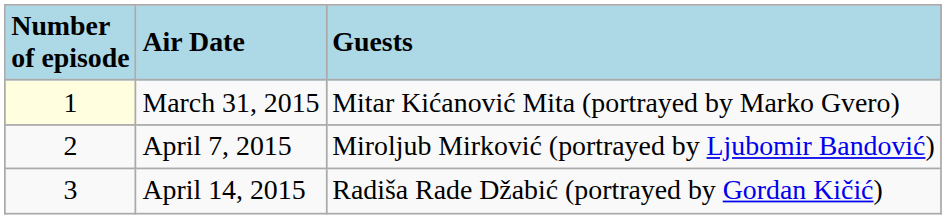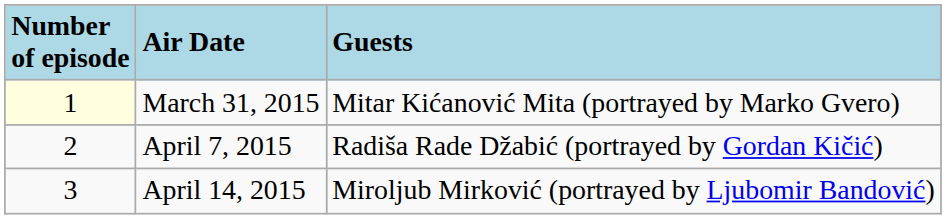(634, 146) Miroljub Mirković (portrayed by Ljubomir Bandović) -> (608, 146) Radiša Rade Džabić (portrayed by Gordan Kičić)
(608, 190) Radiša Rade Džabić (portrayed by Gordan Kičić) -> (634, 190) Miroljub Mirković (portrayed by Ljubomir Bandović)
